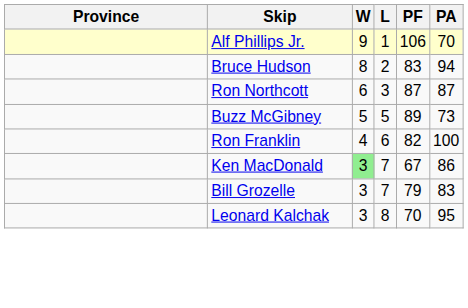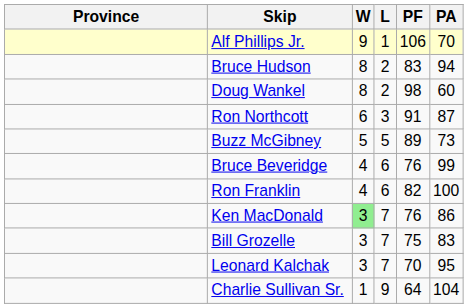+ row: (258, 91)
(413, 91) 87 -> (413, 116) 91
+ row: (269, 166)
(413, 166) 67 -> (413, 215) 76
(413, 191) 79 -> (413, 240) 75
(385, 215) 8 -> (385, 265) 7
+ row: (278, 290)
